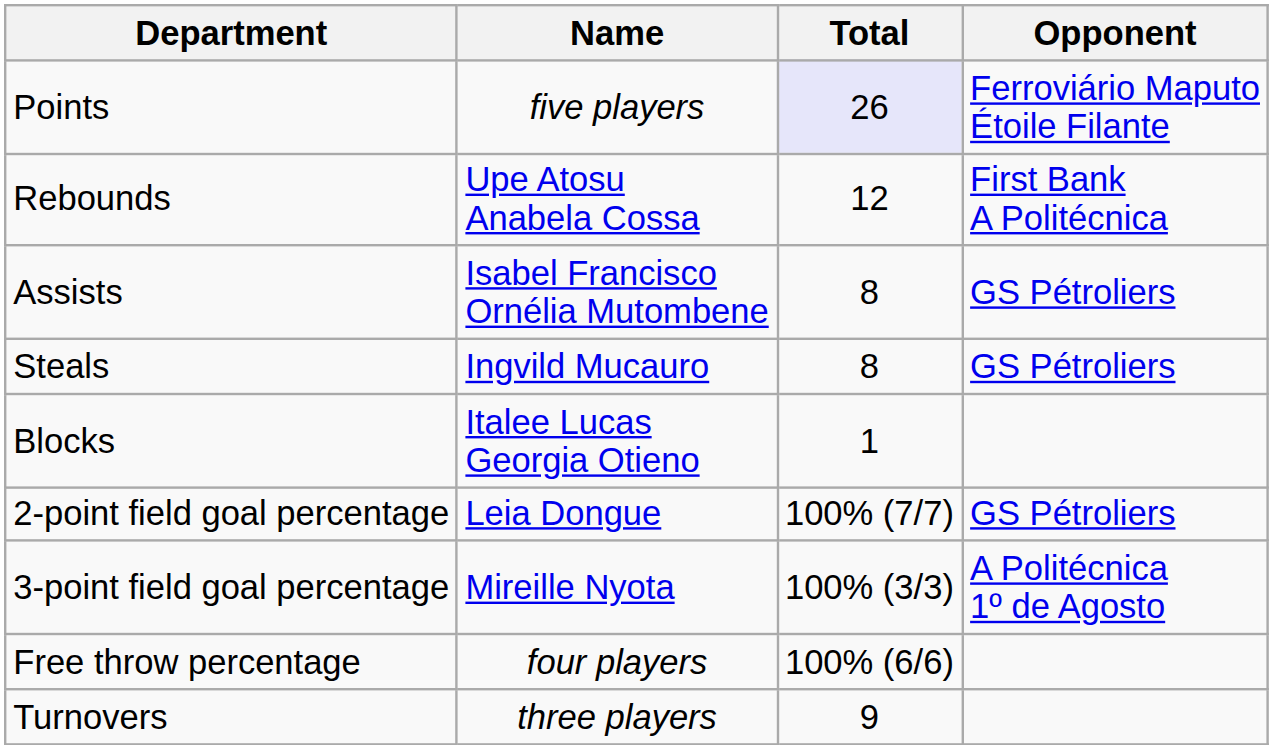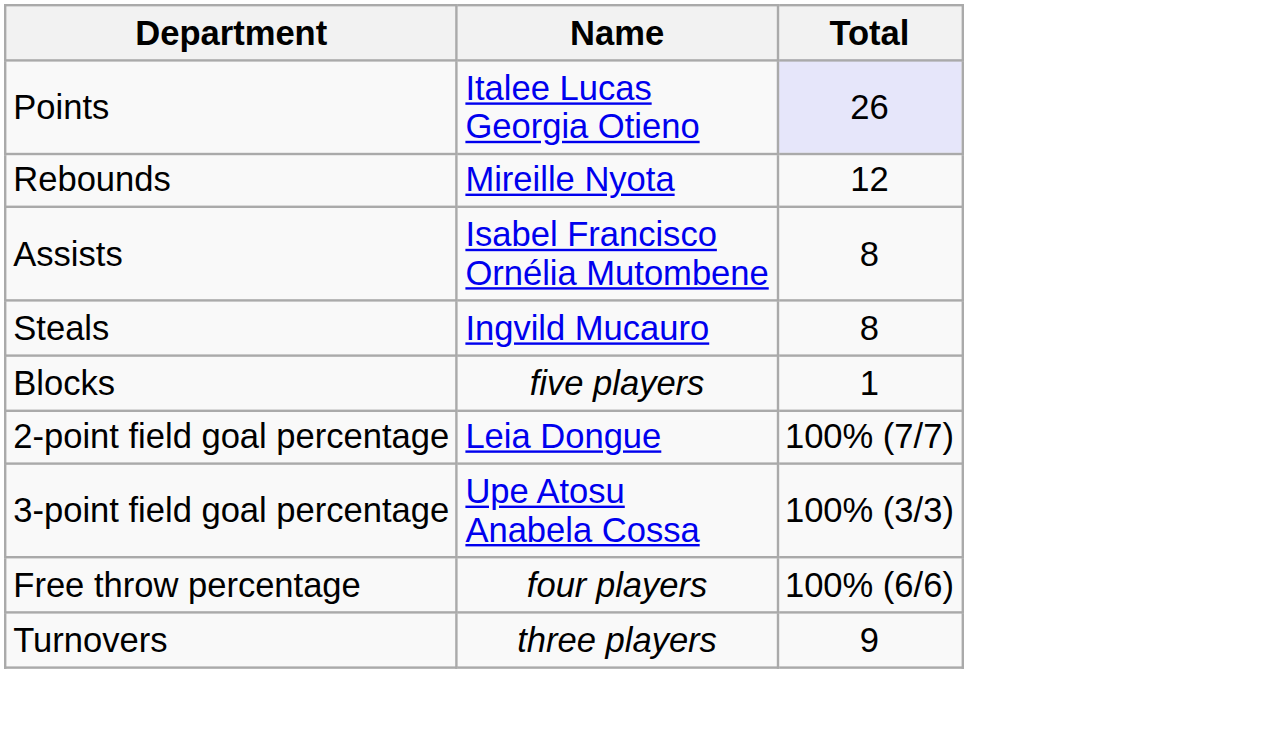- column: (1115, 33)
(617, 107) five players -> (583, 107) Italee Lucas Georgia Otieno
(583, 200) Upe Atosu Anabela Cossa -> (570, 180) Mireille Nyota
(583, 440) Italee Lucas Georgia Otieno -> (617, 383) five players
(570, 588) Mireille Nyota -> (583, 511) Upe Atosu Anabela Cossa
